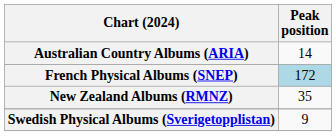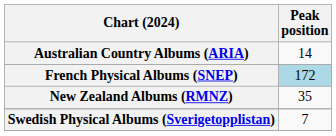(305, 119) 9 -> (305, 119) 7
